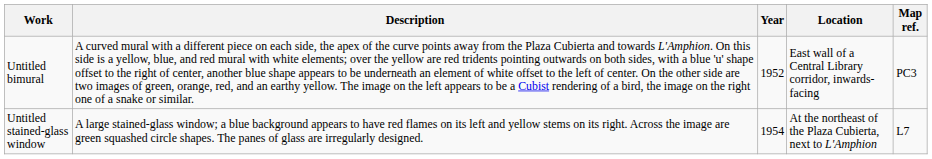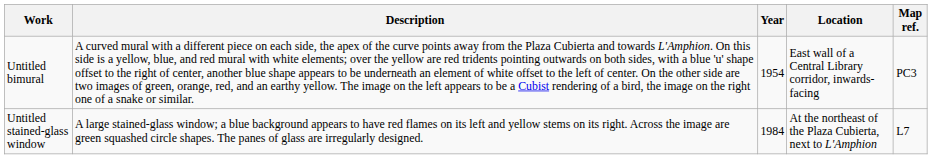(772, 72) 1952 -> (772, 72) 1954
(772, 131) 1954 -> (772, 131) 1984
